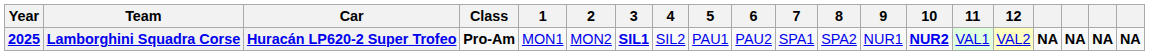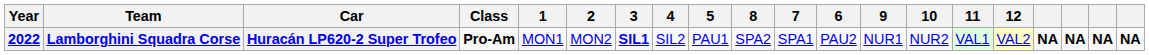columns swapped: (754, 16) <-> (839, 16)
(24, 39) 2025 -> (24, 39) 2022
(929, 39) bold -> (929, 39) normal
